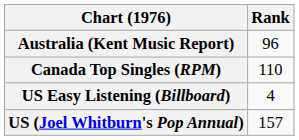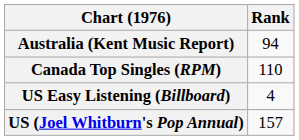(271, 43) 96 -> (271, 43) 94
